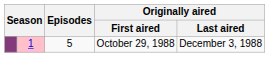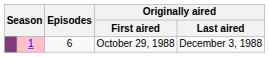(70, 44) 5 -> (70, 44) 6
